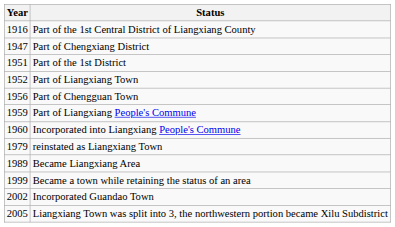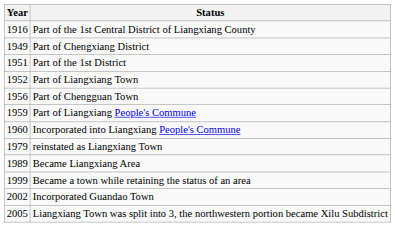(17, 46) 1947 -> (17, 46) 1949
